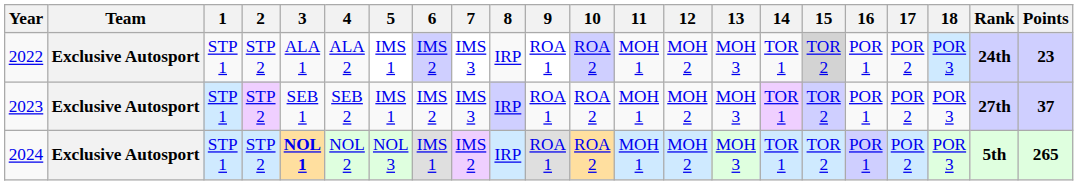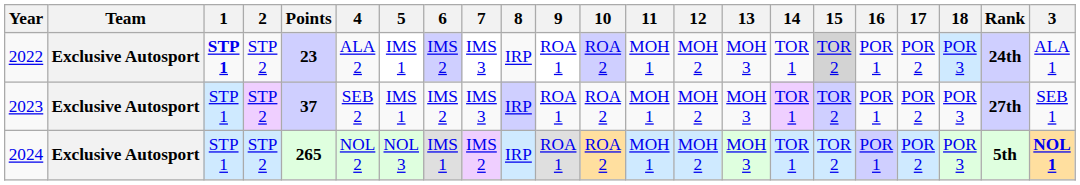columns swapped: (302, 18) <-> (1046, 18)
(223, 56) normal -> (224, 56) bold
